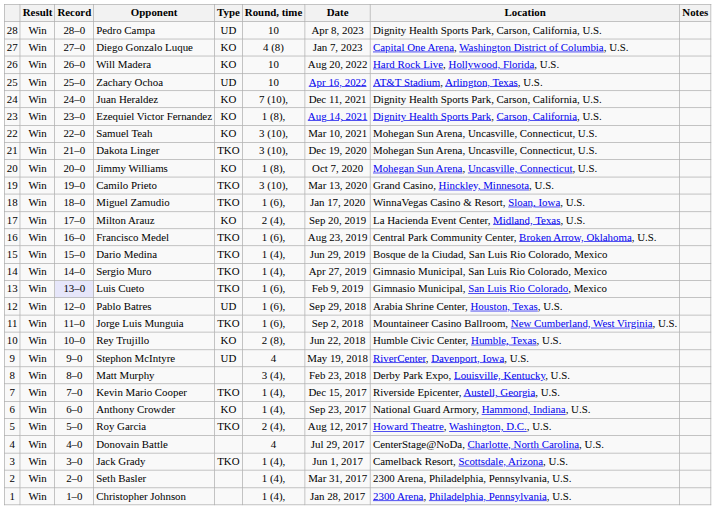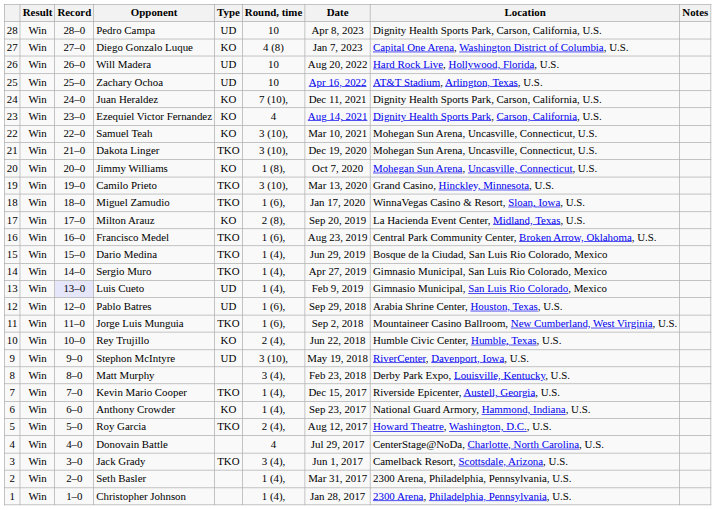(228, 64) KO -> (228, 64) UD
(274, 116) 1 (8), -> (274, 116) 4
(274, 220) 2 (4), -> (274, 220) 2 (8),
(228, 289) TKO -> (228, 289) UD
(274, 289) 1 (6), -> (274, 289) 1 (4),
(274, 340) 2 (8), -> (274, 340) 2 (4),
(274, 358) 4 -> (274, 358) 3 (10),
(274, 461) 1 (4), -> (274, 461) 3 (4),
